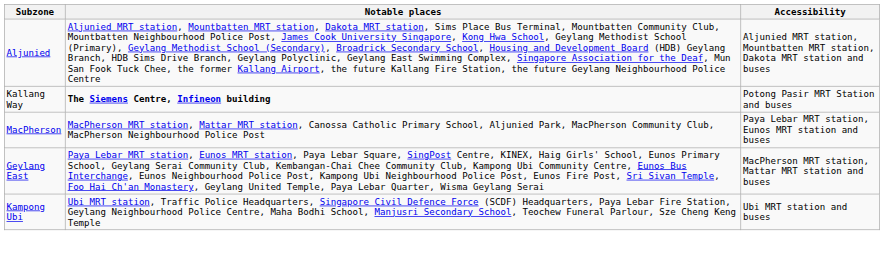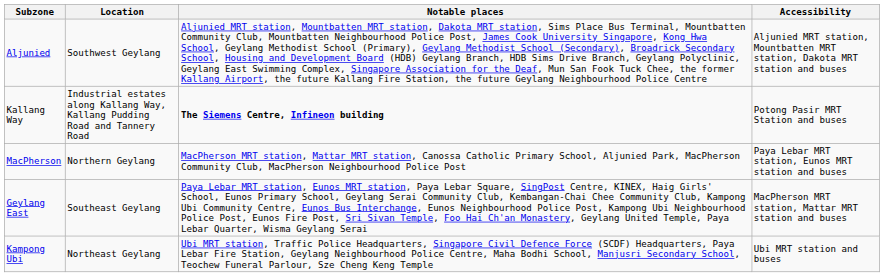+ column: (122, 12)
